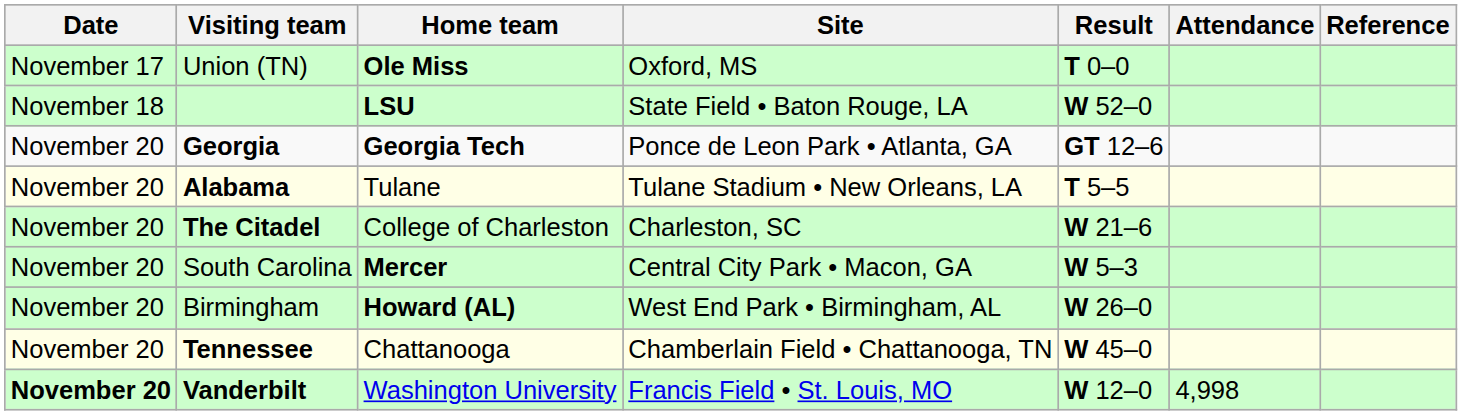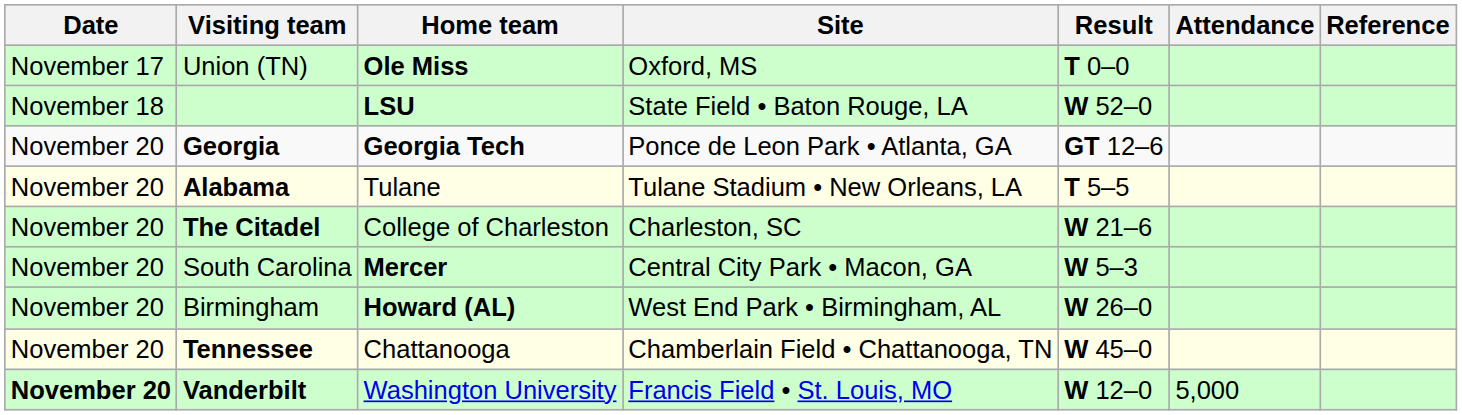(1207, 389) 4,998 -> (1207, 389) 5,000
